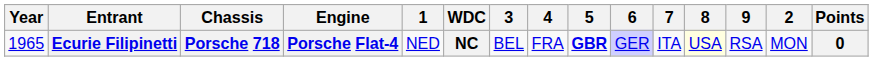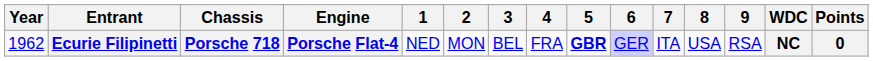columns swapped: (789, 18) <-> (467, 18)
(26, 43) 1965 -> (26, 43) 1962
(705, 43) lightyellow background -> (704, 43) no background
